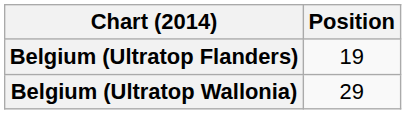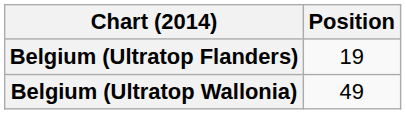(352, 91) 29 -> (352, 91) 49
